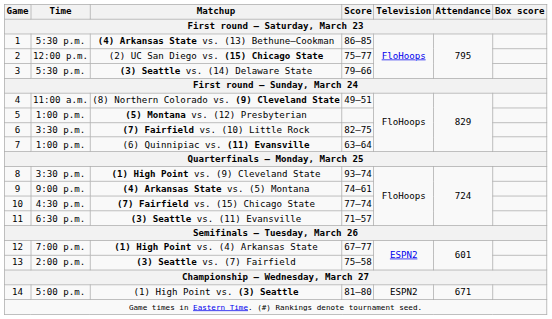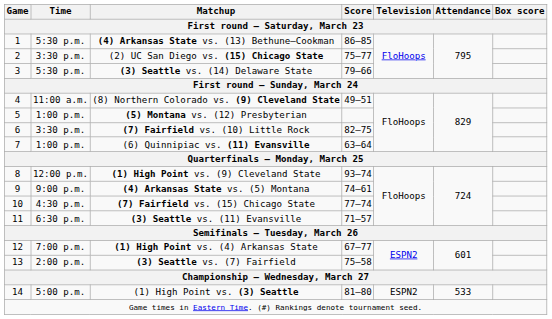(60, 56) 12:00 p.m. -> (60, 56) 3:30 p.m.
(60, 174) 3:30 p.m. -> (60, 174) 12:00 p.m.
(463, 292) 671 -> (463, 292) 533
